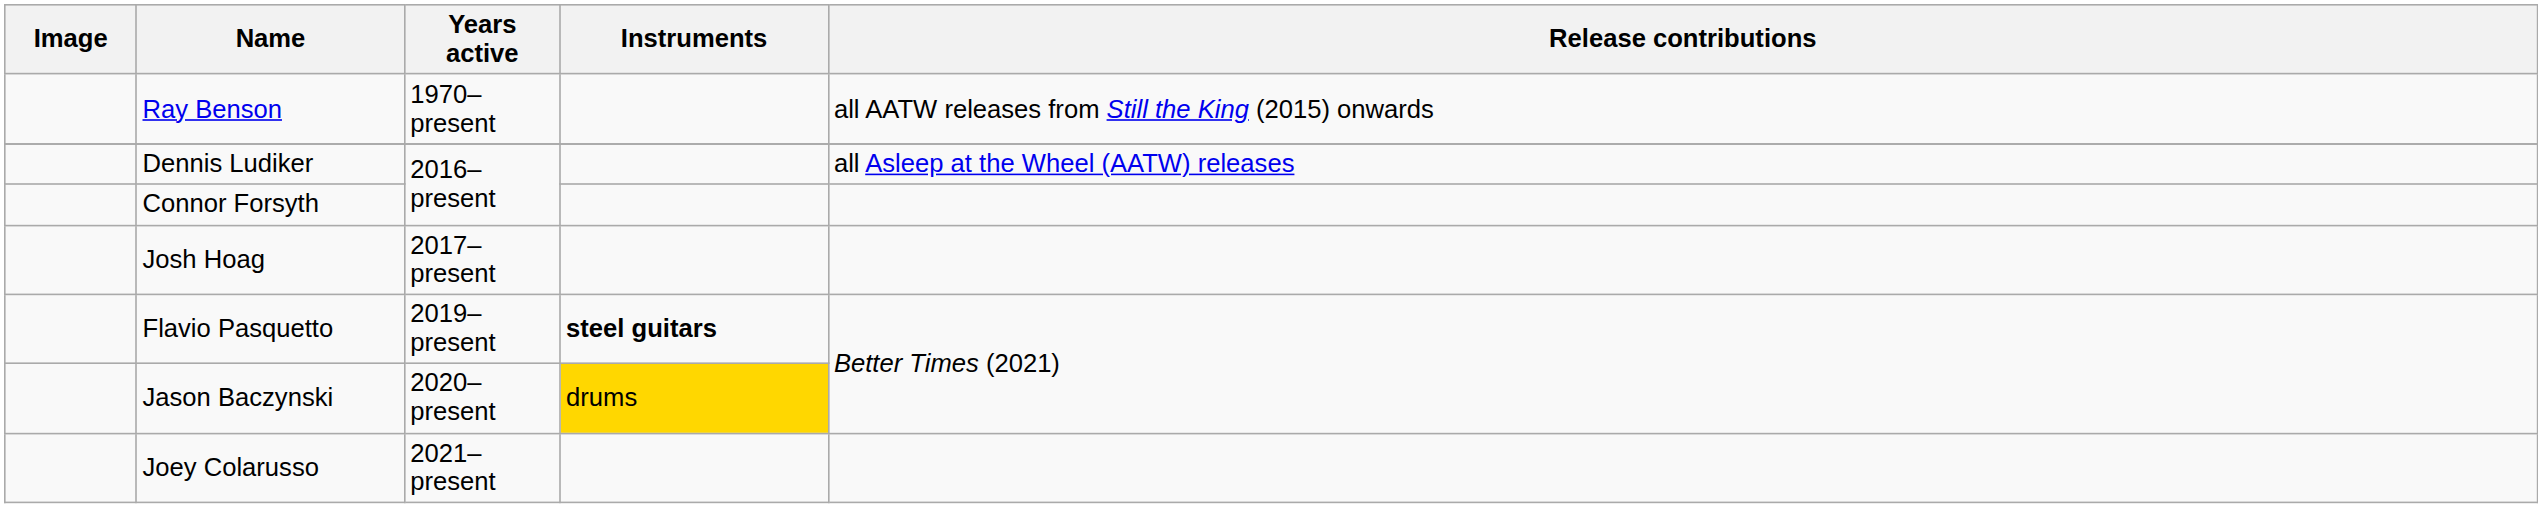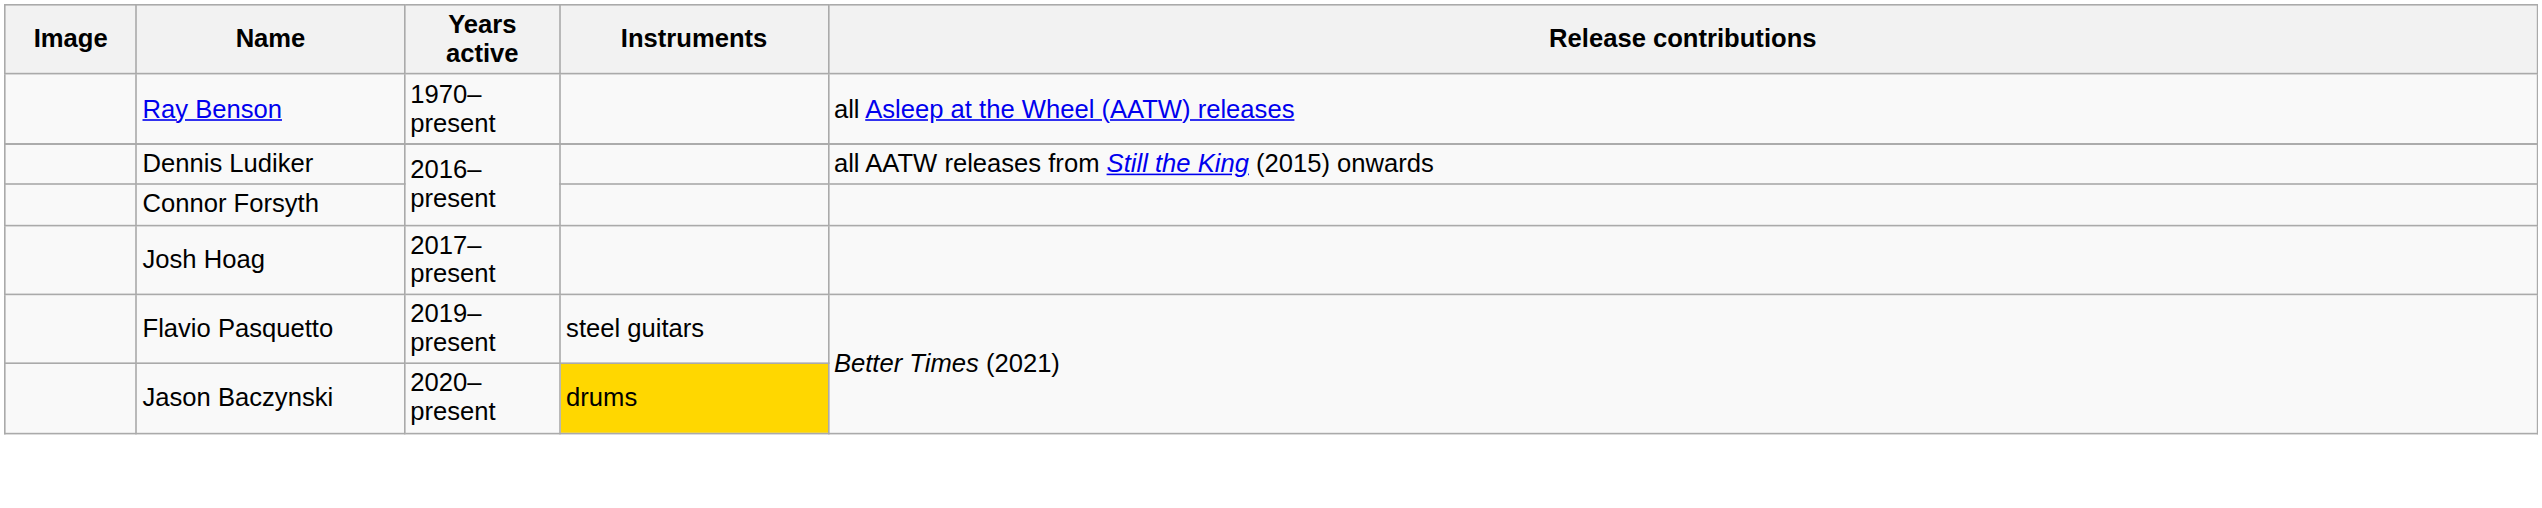(1134, 108) all AATW releases from Still the King (2015) onwards -> (1064, 108) all Asleep at the Wheel (AATW) releases
(1064, 163) all Asleep at the Wheel (AATW) releases -> (1134, 163) all AATW releases from Still the King (2015) onwards
(642, 328) bold -> (635, 328) normal
- row: (231, 467)
